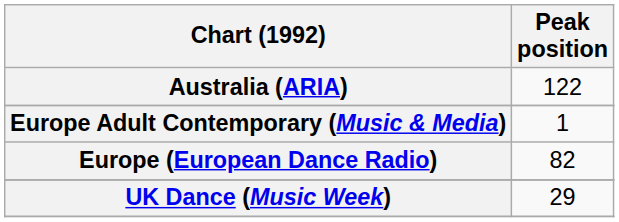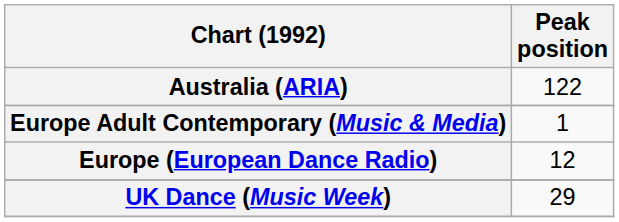(563, 160) 82 -> (563, 160) 12
